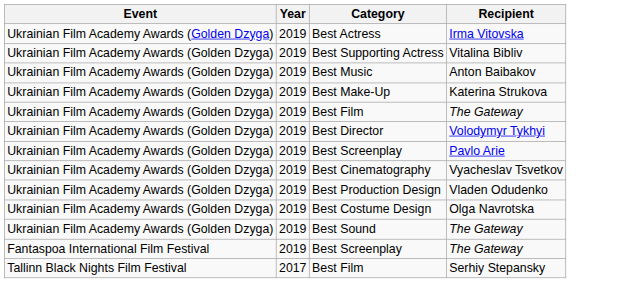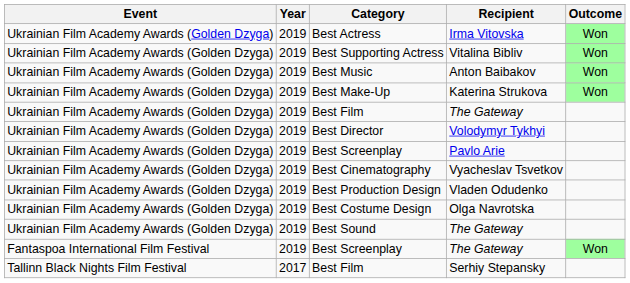+ column: (595, 14)
